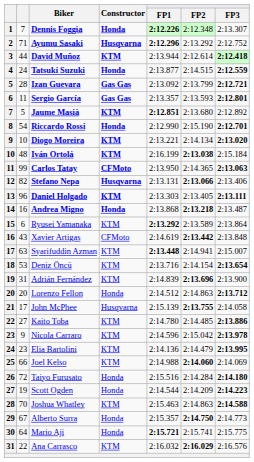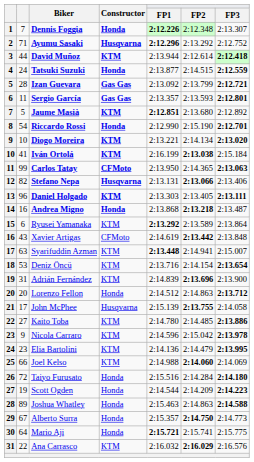(23, 154) 48 -> (23, 154) 41
(23, 404) 70 -> (23, 404) 89
(110, 404) KTM -> (112, 404) Honda
